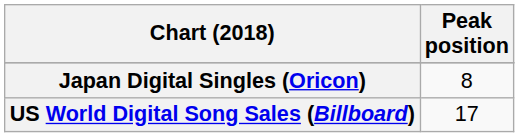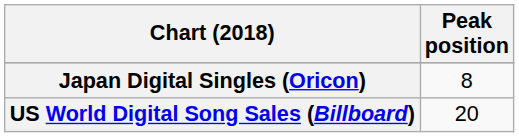(467, 114) 17 -> (467, 114) 20
